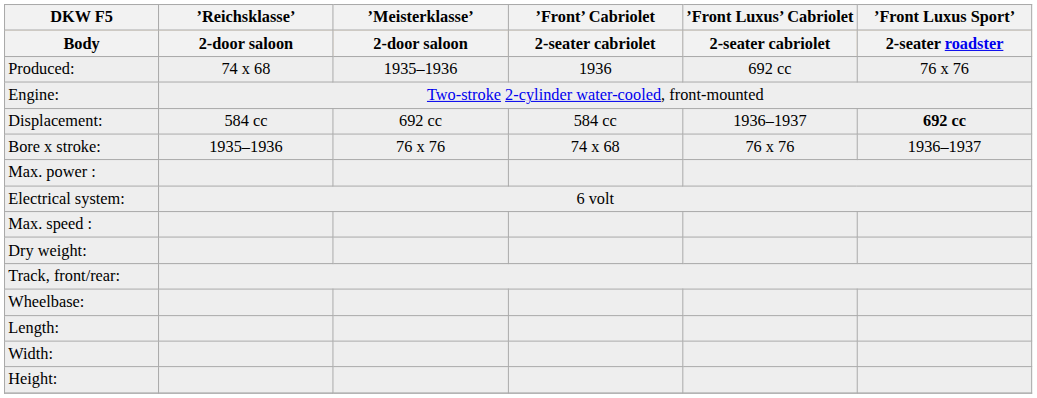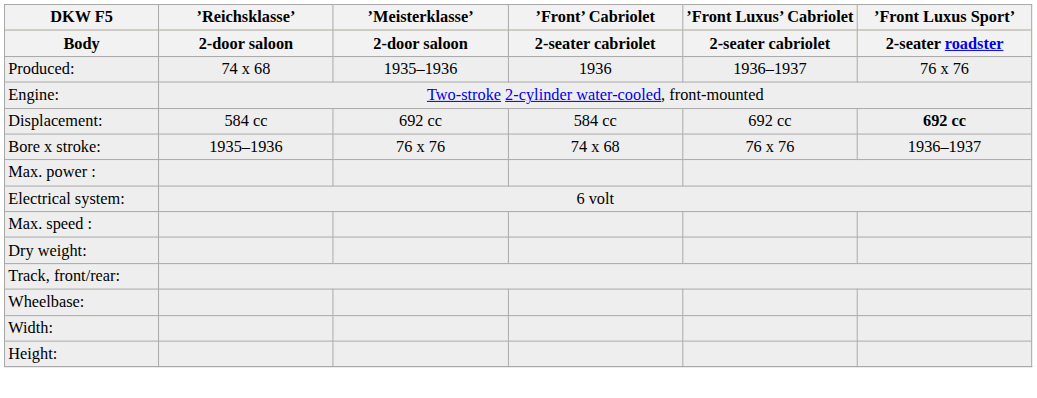(770, 69) 692 cc -> (770, 69) 1936–1937
(770, 120) 1936–1937 -> (770, 120) 692 cc
- row: (36, 328)
